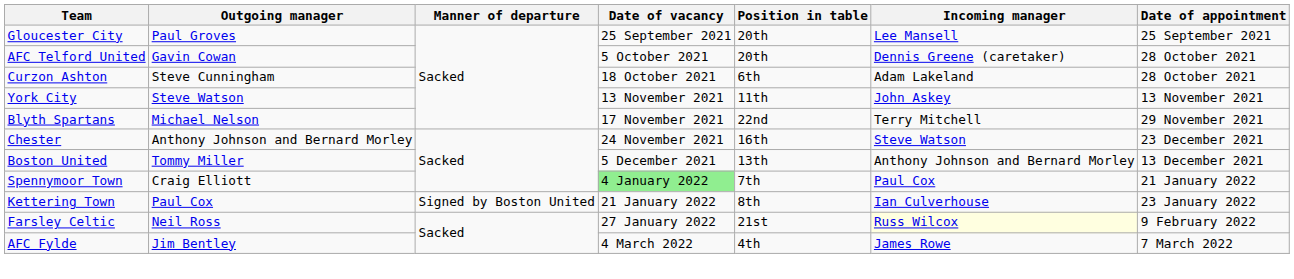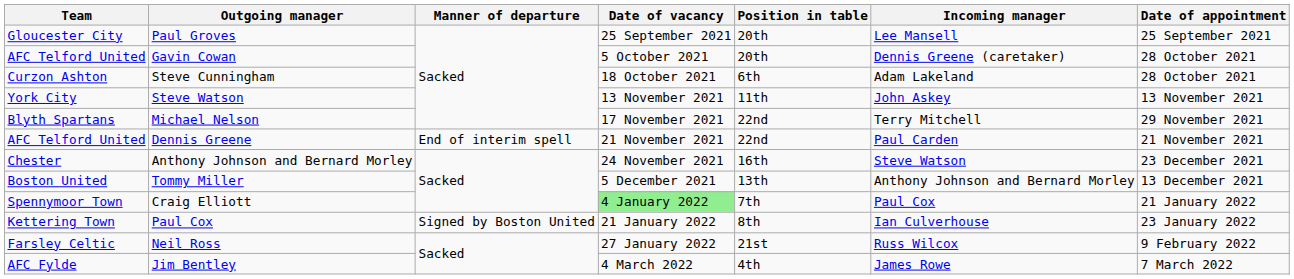+ row: (202, 139)
(916, 223) lightyellow background -> (916, 243) no background
